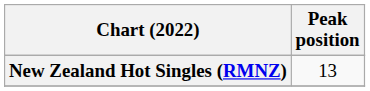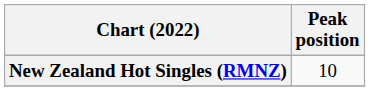(328, 70) 13 -> (328, 70) 10
